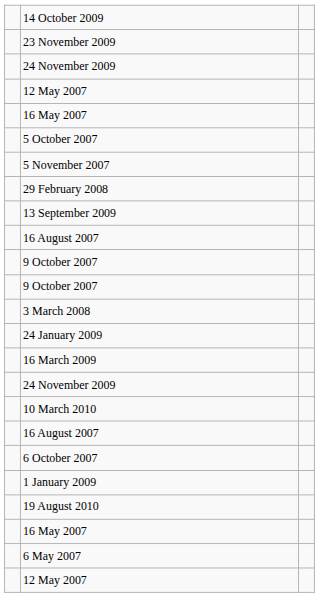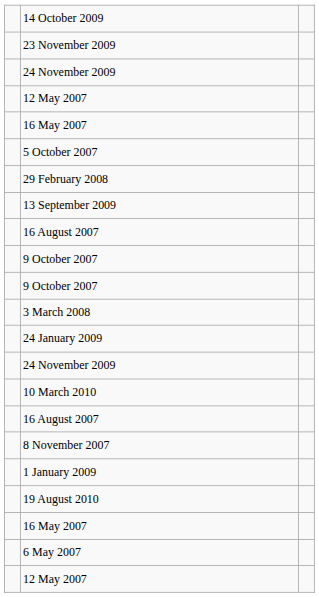- row: (12, 164)
- row: (12, 360)
- row: (12, 458)
+ row: (12, 446)
